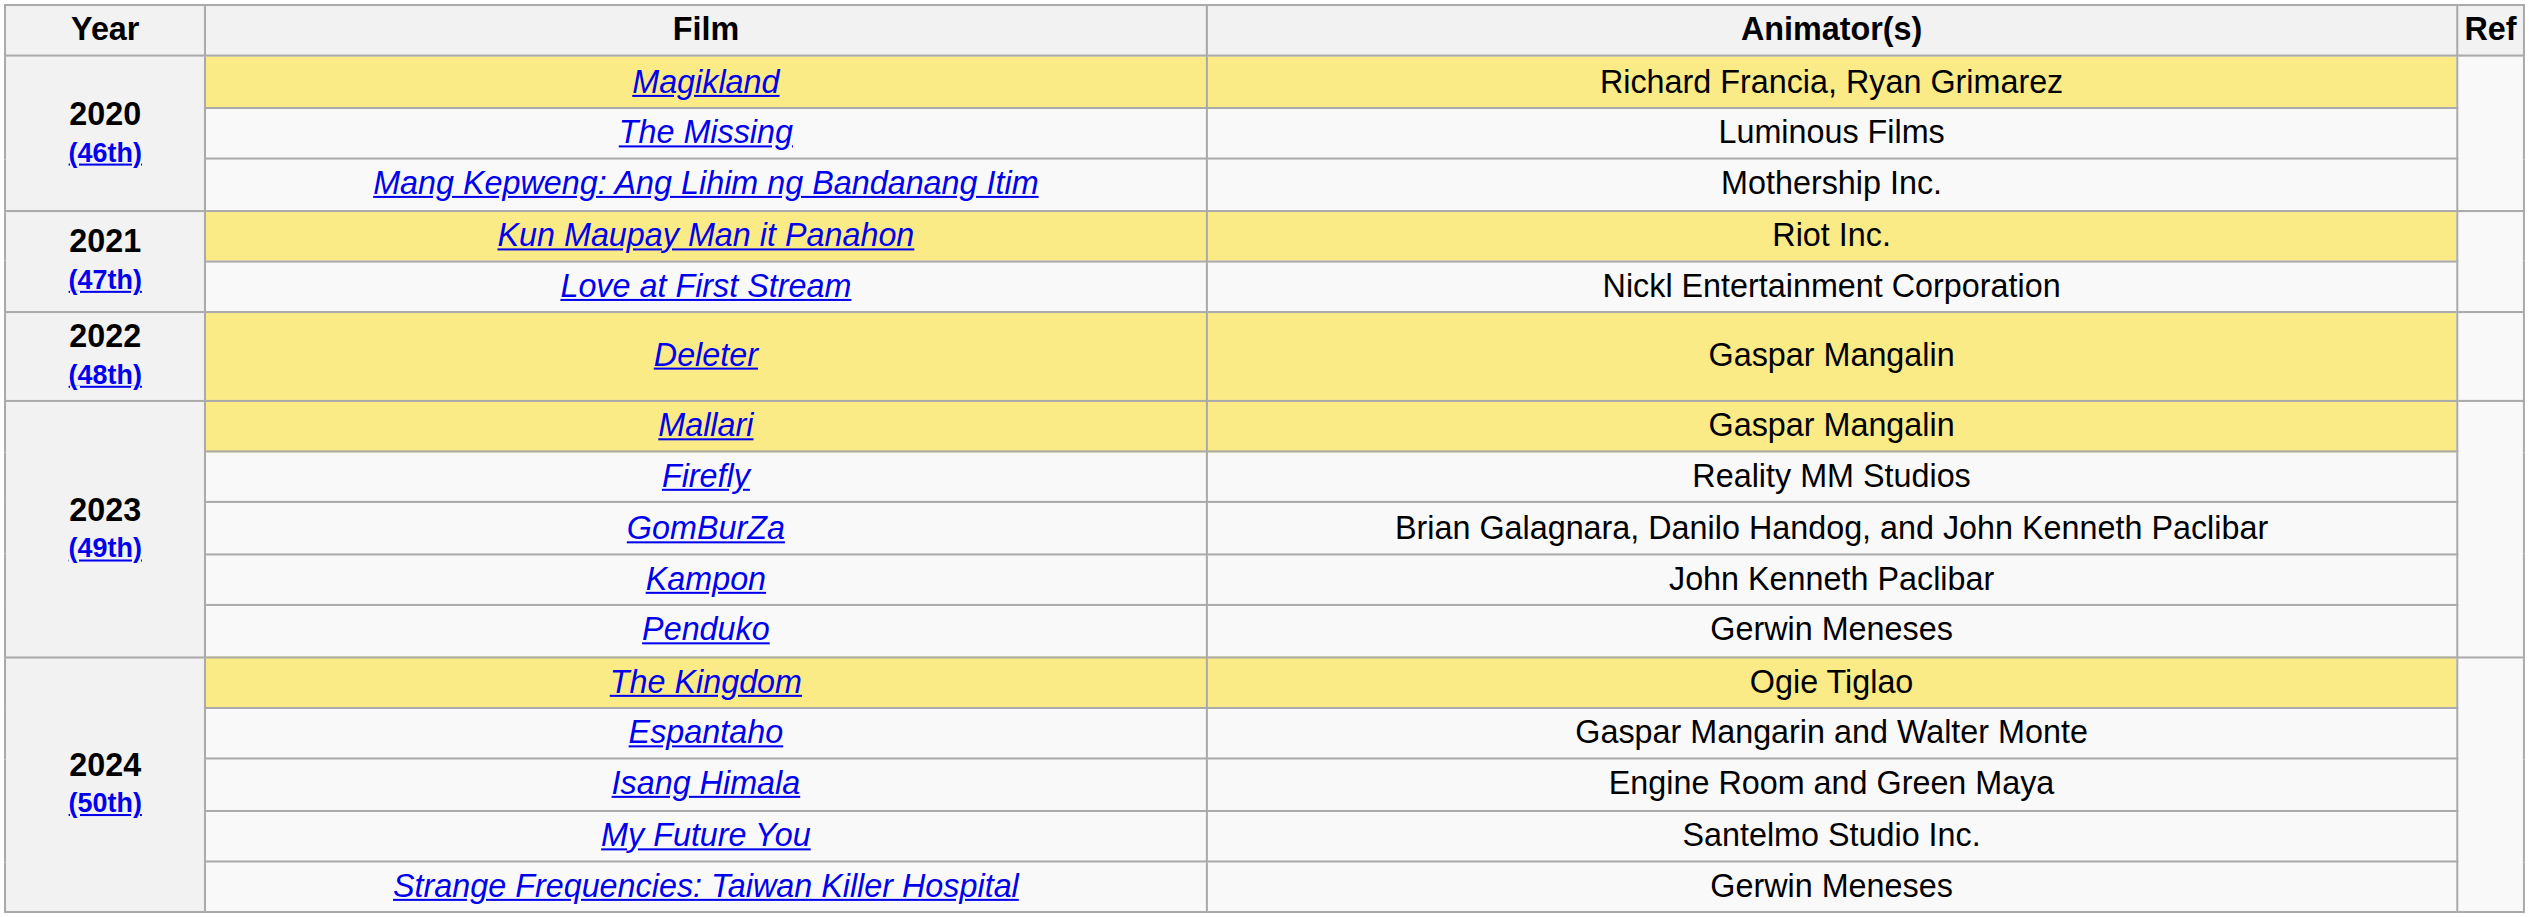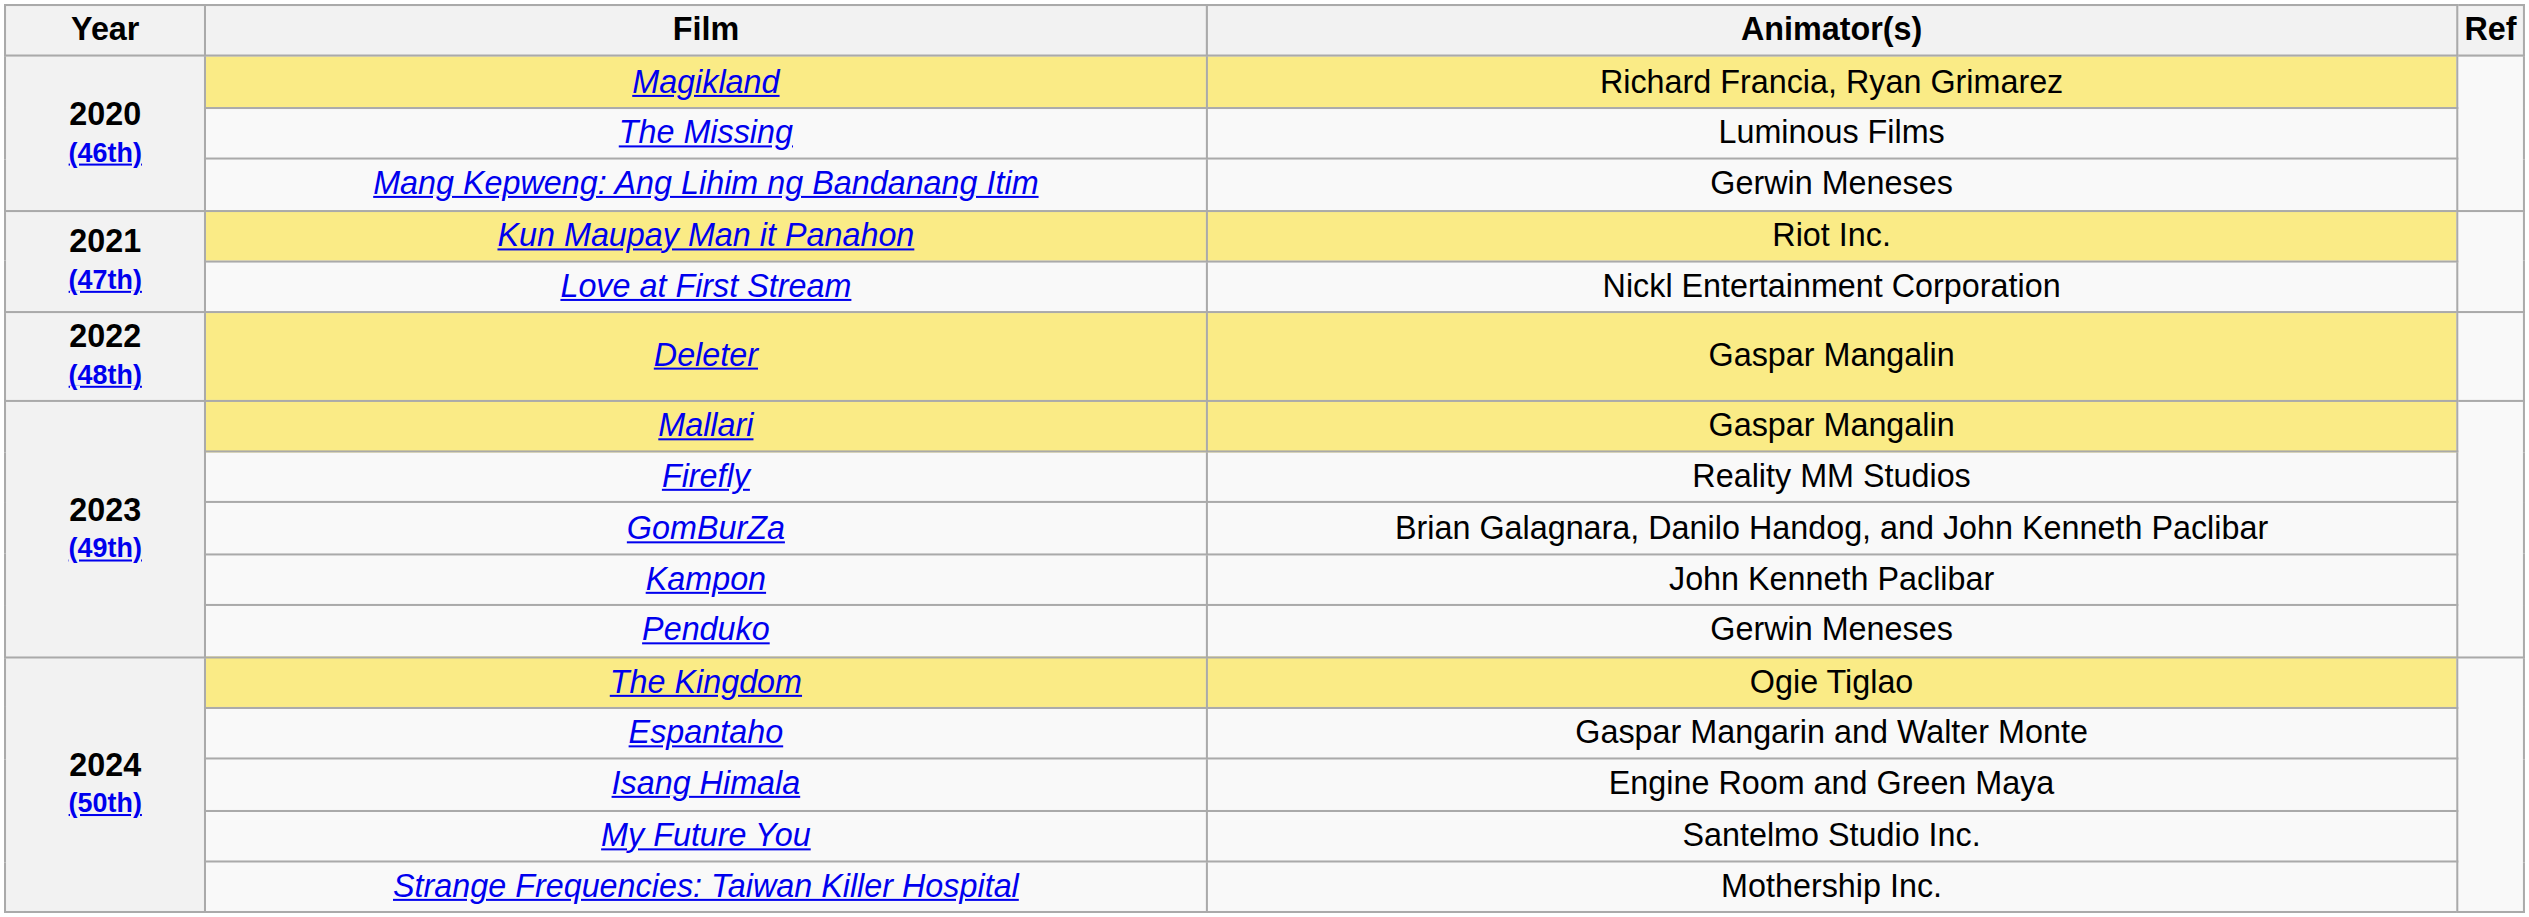(1832, 183) Mothership Inc. -> (1832, 183) Gerwin Meneses
(1832, 886) Gerwin Meneses -> (1832, 886) Mothership Inc.
